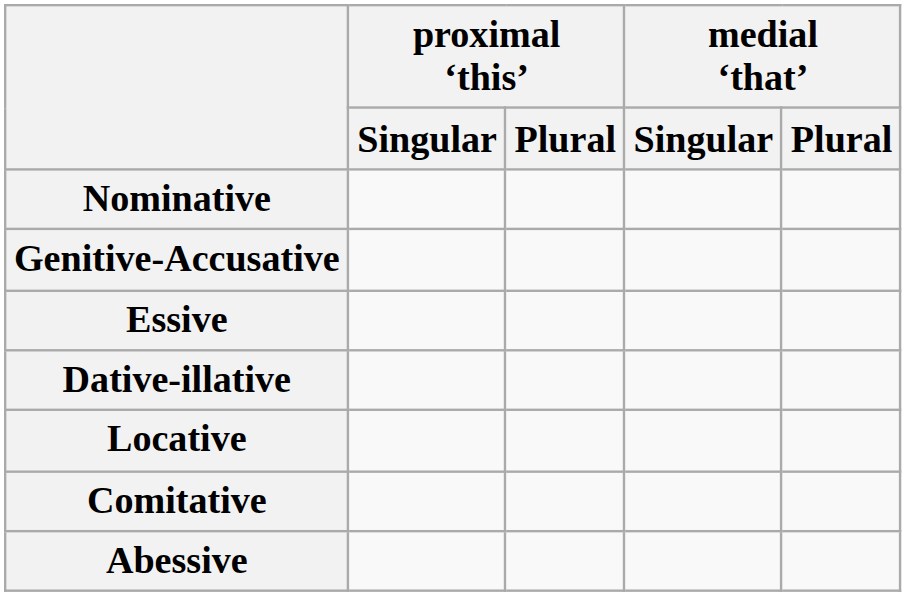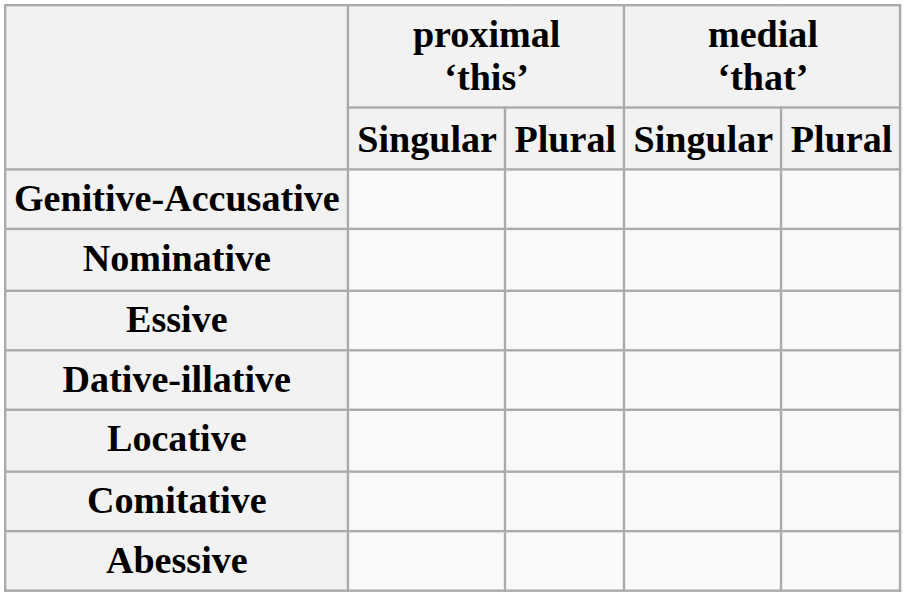rows swapped: (177, 198) <-> (177, 258)
